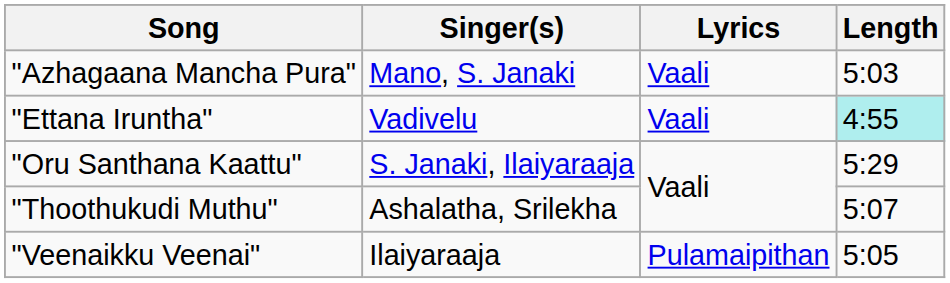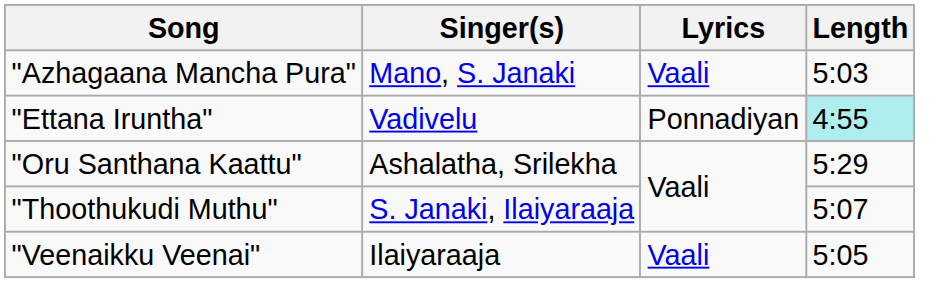(678, 119) Vaali -> (723, 119) Ponnadiyan
(502, 164) S. Janaki, Ilaiyaraaja -> (493, 164) Ashalatha, Srilekha
(493, 210) Ashalatha, Srilekha -> (502, 210) S. Janaki, Ilaiyaraaja
(739, 255) Pulamaipithan -> (678, 255) Vaali
